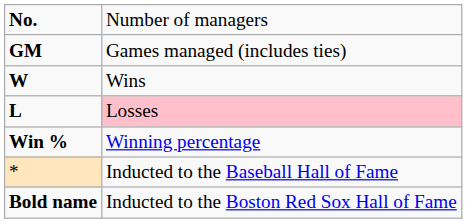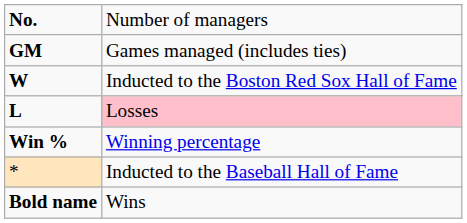(126, 80) Wins -> (281, 80) Inducted to the Boston Red Sox Hall of Fame
(281, 202) Inducted to the Boston Red Sox Hall of Fame -> (126, 202) Wins
